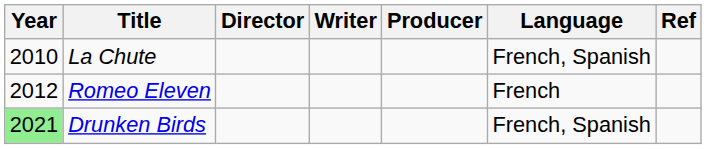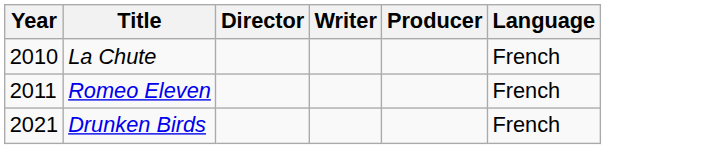- column: (678, 21)
(572, 56) French, Spanish -> (526, 56) French
(34, 90) 2012 -> (33, 90) 2011
(34, 125) lightgreen background -> (34, 125) no background
(572, 125) French, Spanish -> (526, 125) French
